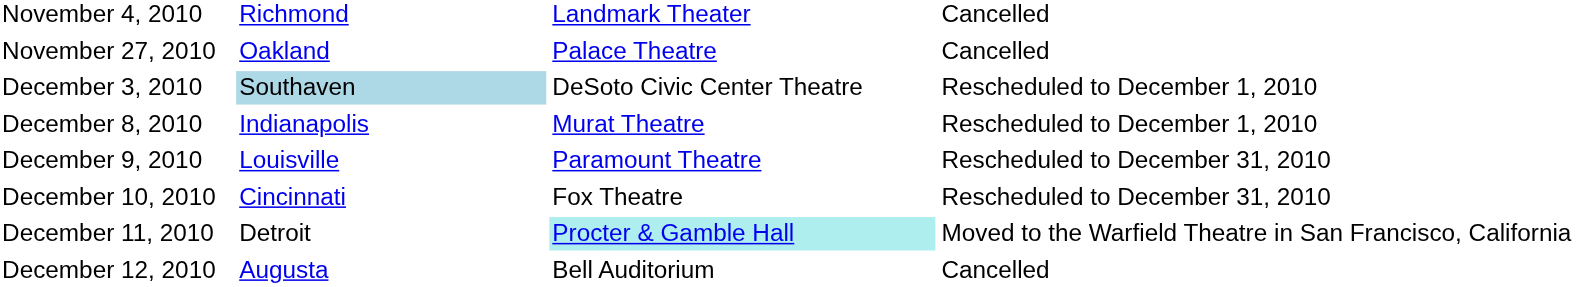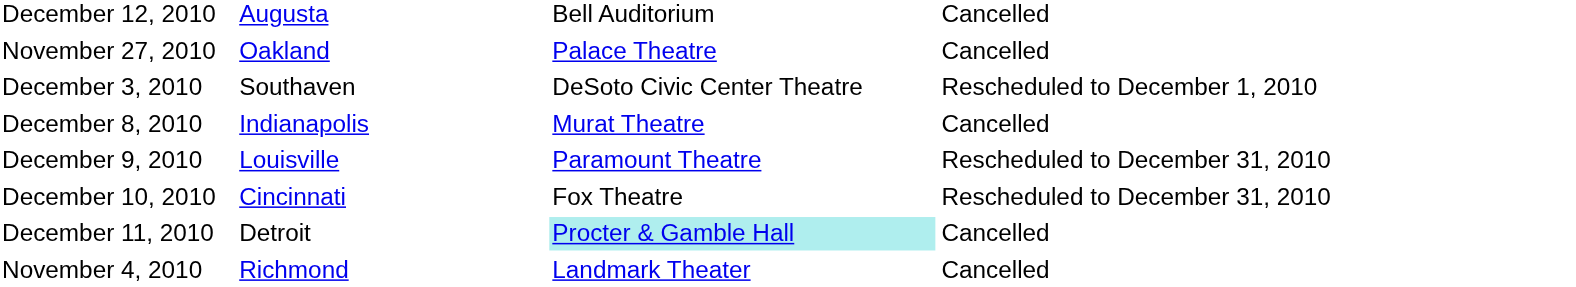rows swapped: (102, 14) <-> (109, 269)
(297, 87) lightblue background -> (297, 87) no background
(1129, 124) Rescheduled to December 1, 2010 -> (996, 124) Cancelled
(1256, 233) Moved to the Warfield Theatre in San Francisco, California -> (996, 233) Cancelled
